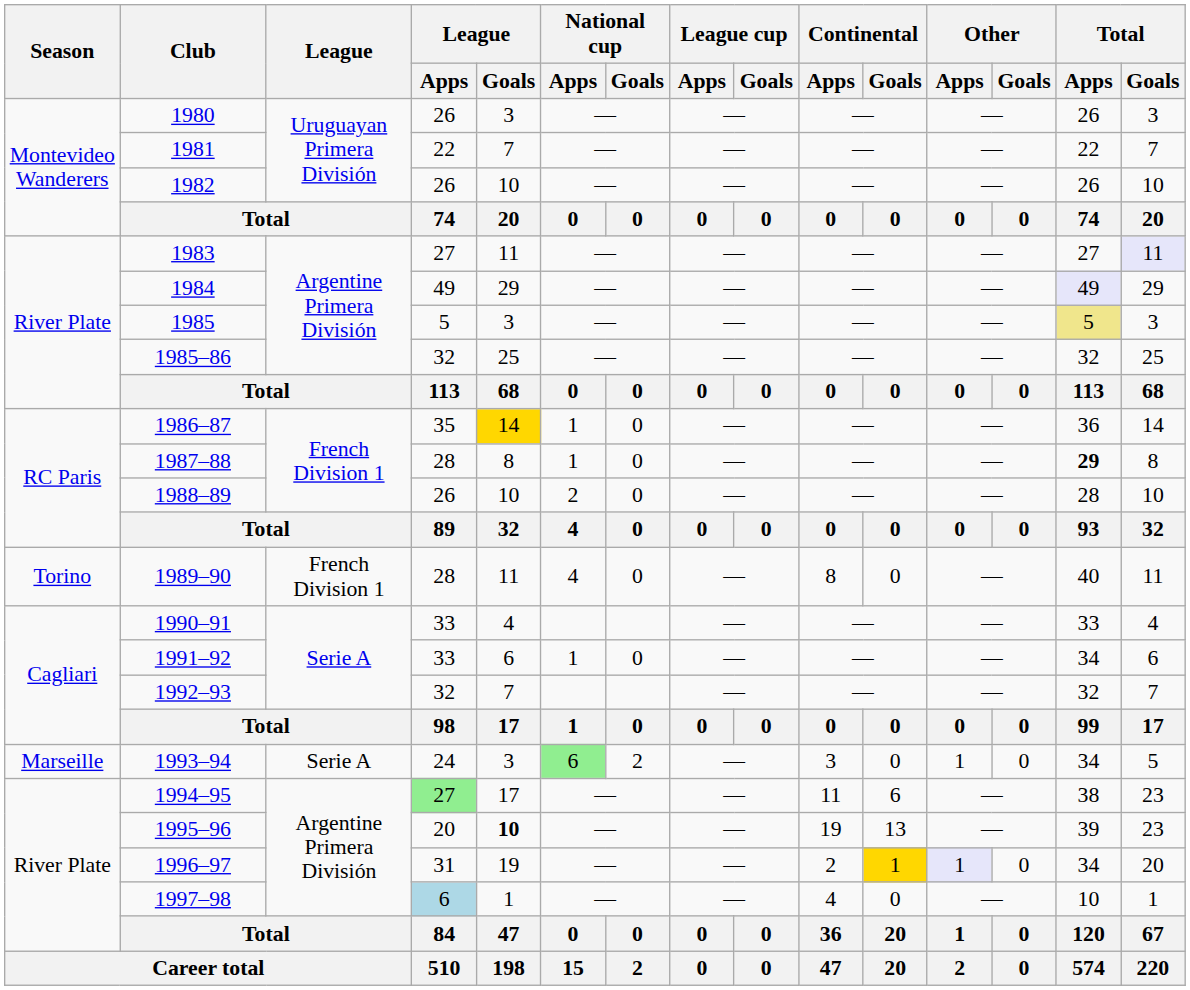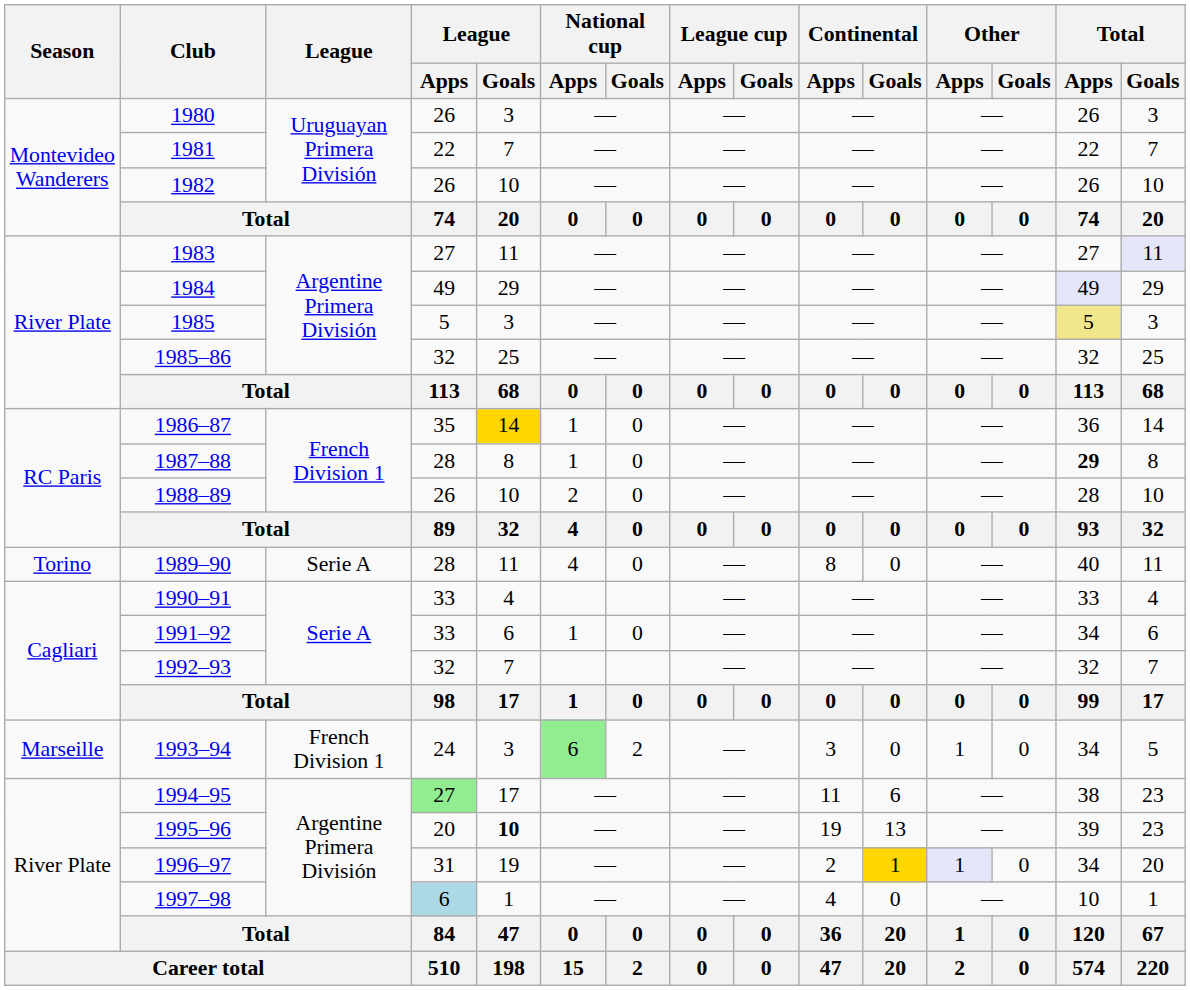(339, 576) French Division 1 -> (339, 563) Serie A
(339, 760) Serie A -> (339, 748) French Division 1
